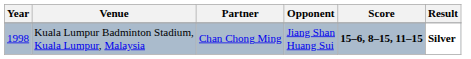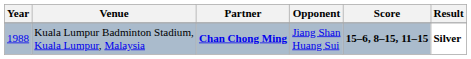(18, 38) 1998 -> (18, 38) 1988
(240, 38) normal -> (243, 38) bold
